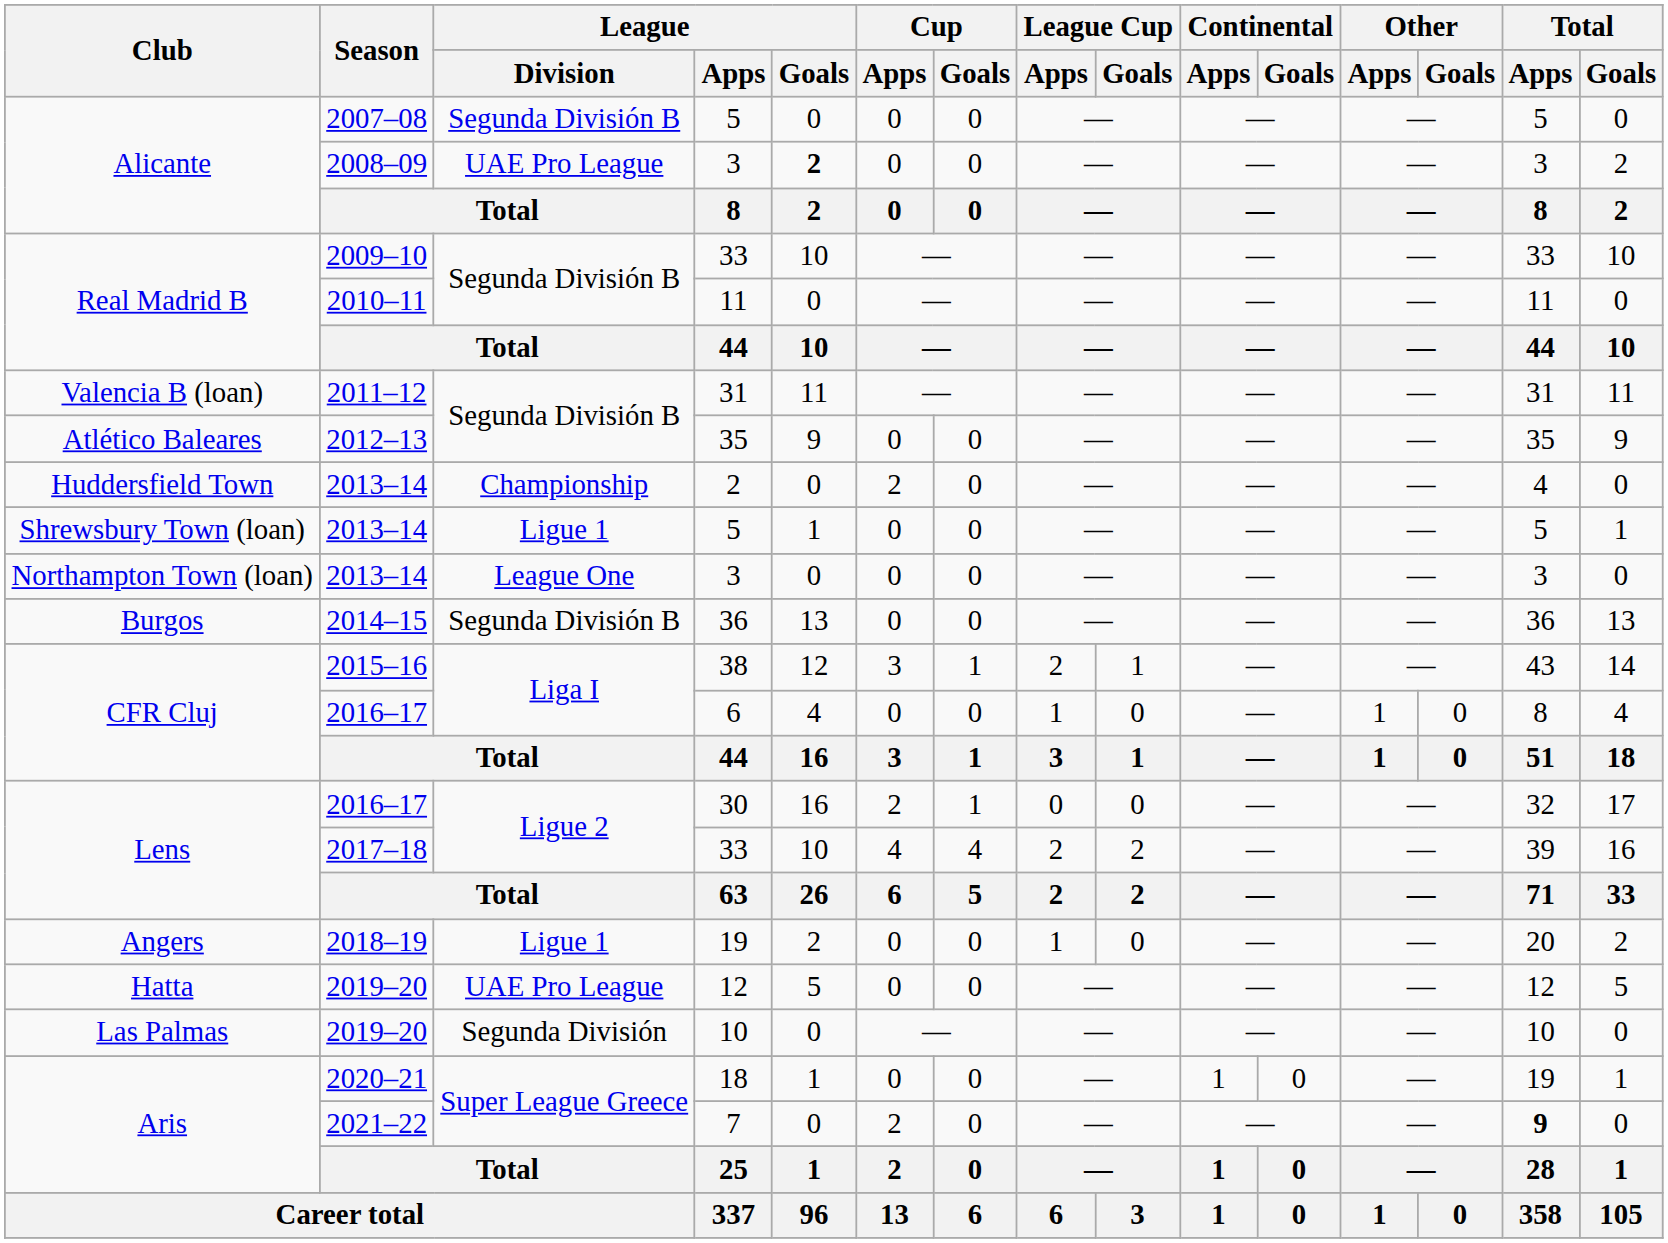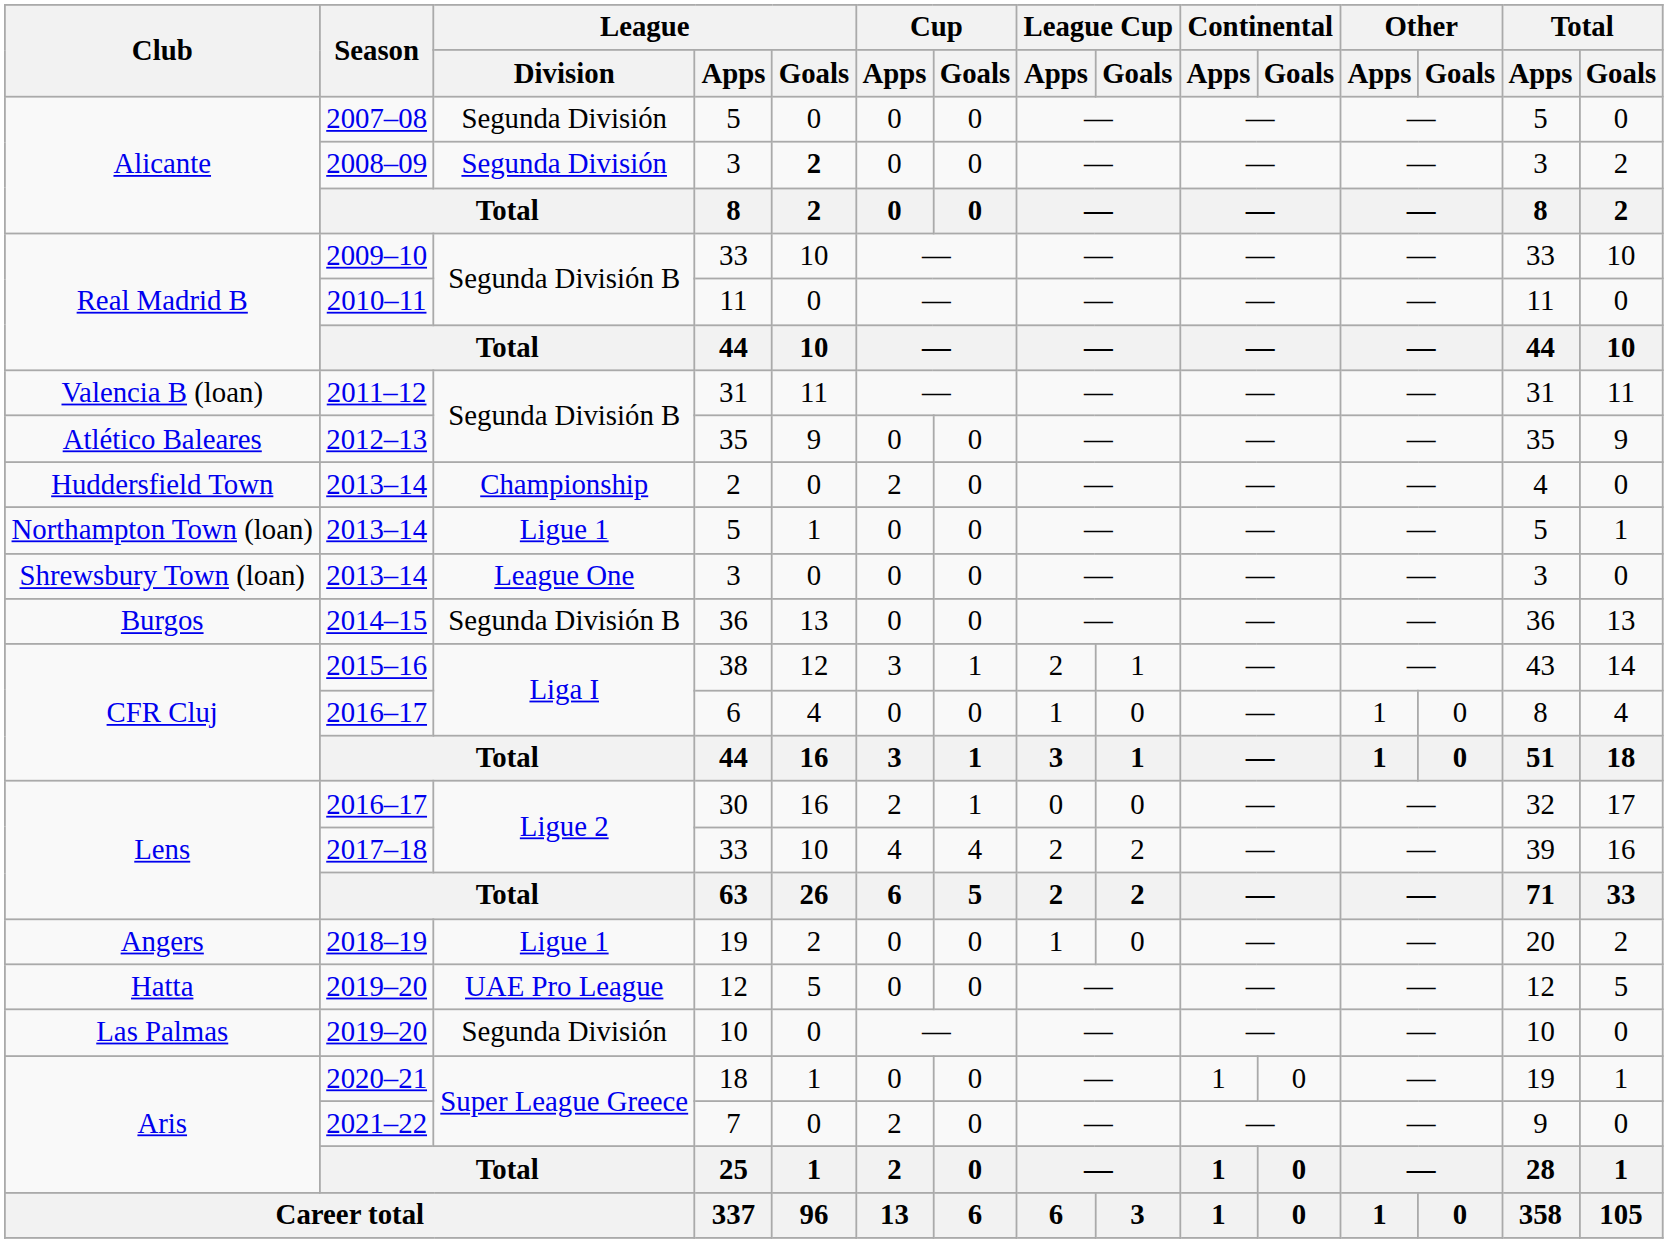(564, 118) Segunda División B -> (564, 118) Segunda División
(564, 164) UAE Pro League -> (564, 164) Segunda División
(162, 529) Shrewsbury Town (loan) -> (162, 529) Northampton Town (loan)
(162, 575) Northampton Town (loan) -> (162, 575) Shrewsbury Town (loan)
(1540, 1123) bold -> (1540, 1123) normal
